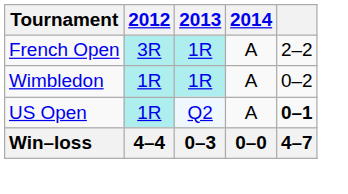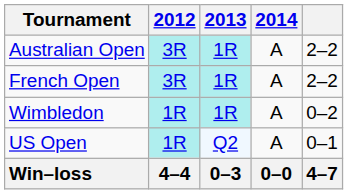+ row: (77, 50)
(297, 111) bold -> (322, 142) normal
